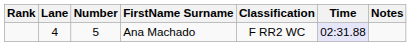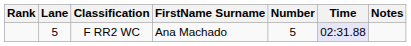columns swapped: (96, 13) <-> (277, 13)
(55, 32) 4 -> (55, 32) 5
